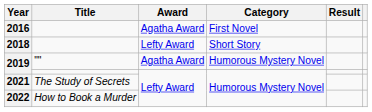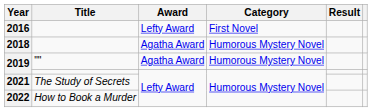(173, 28) Agatha Award -> (167, 28) Lefty Award
(167, 45) Lefty Award -> (173, 45) Agatha Award
(235, 45) Short Story -> (267, 45) Humorous Mystery Novel
